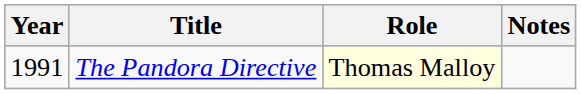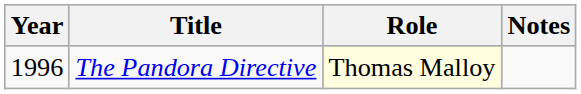(37, 66) 1991 -> (37, 66) 1996
